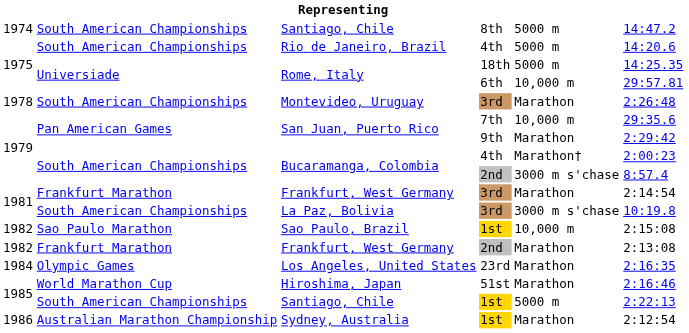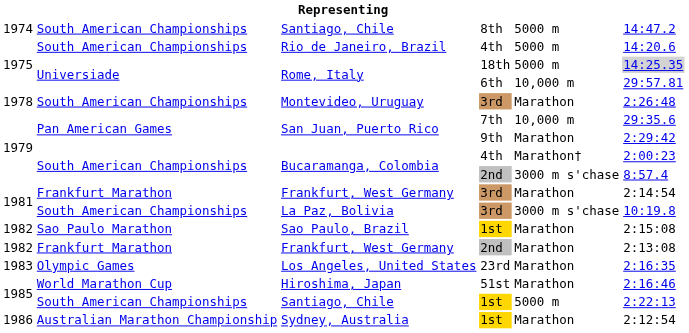(653, 65) no background -> (653, 65) lightgrey background
(544, 229) 10,000 m -> (544, 229) Marathon
(18, 265) 1984 -> (18, 265) 1983
